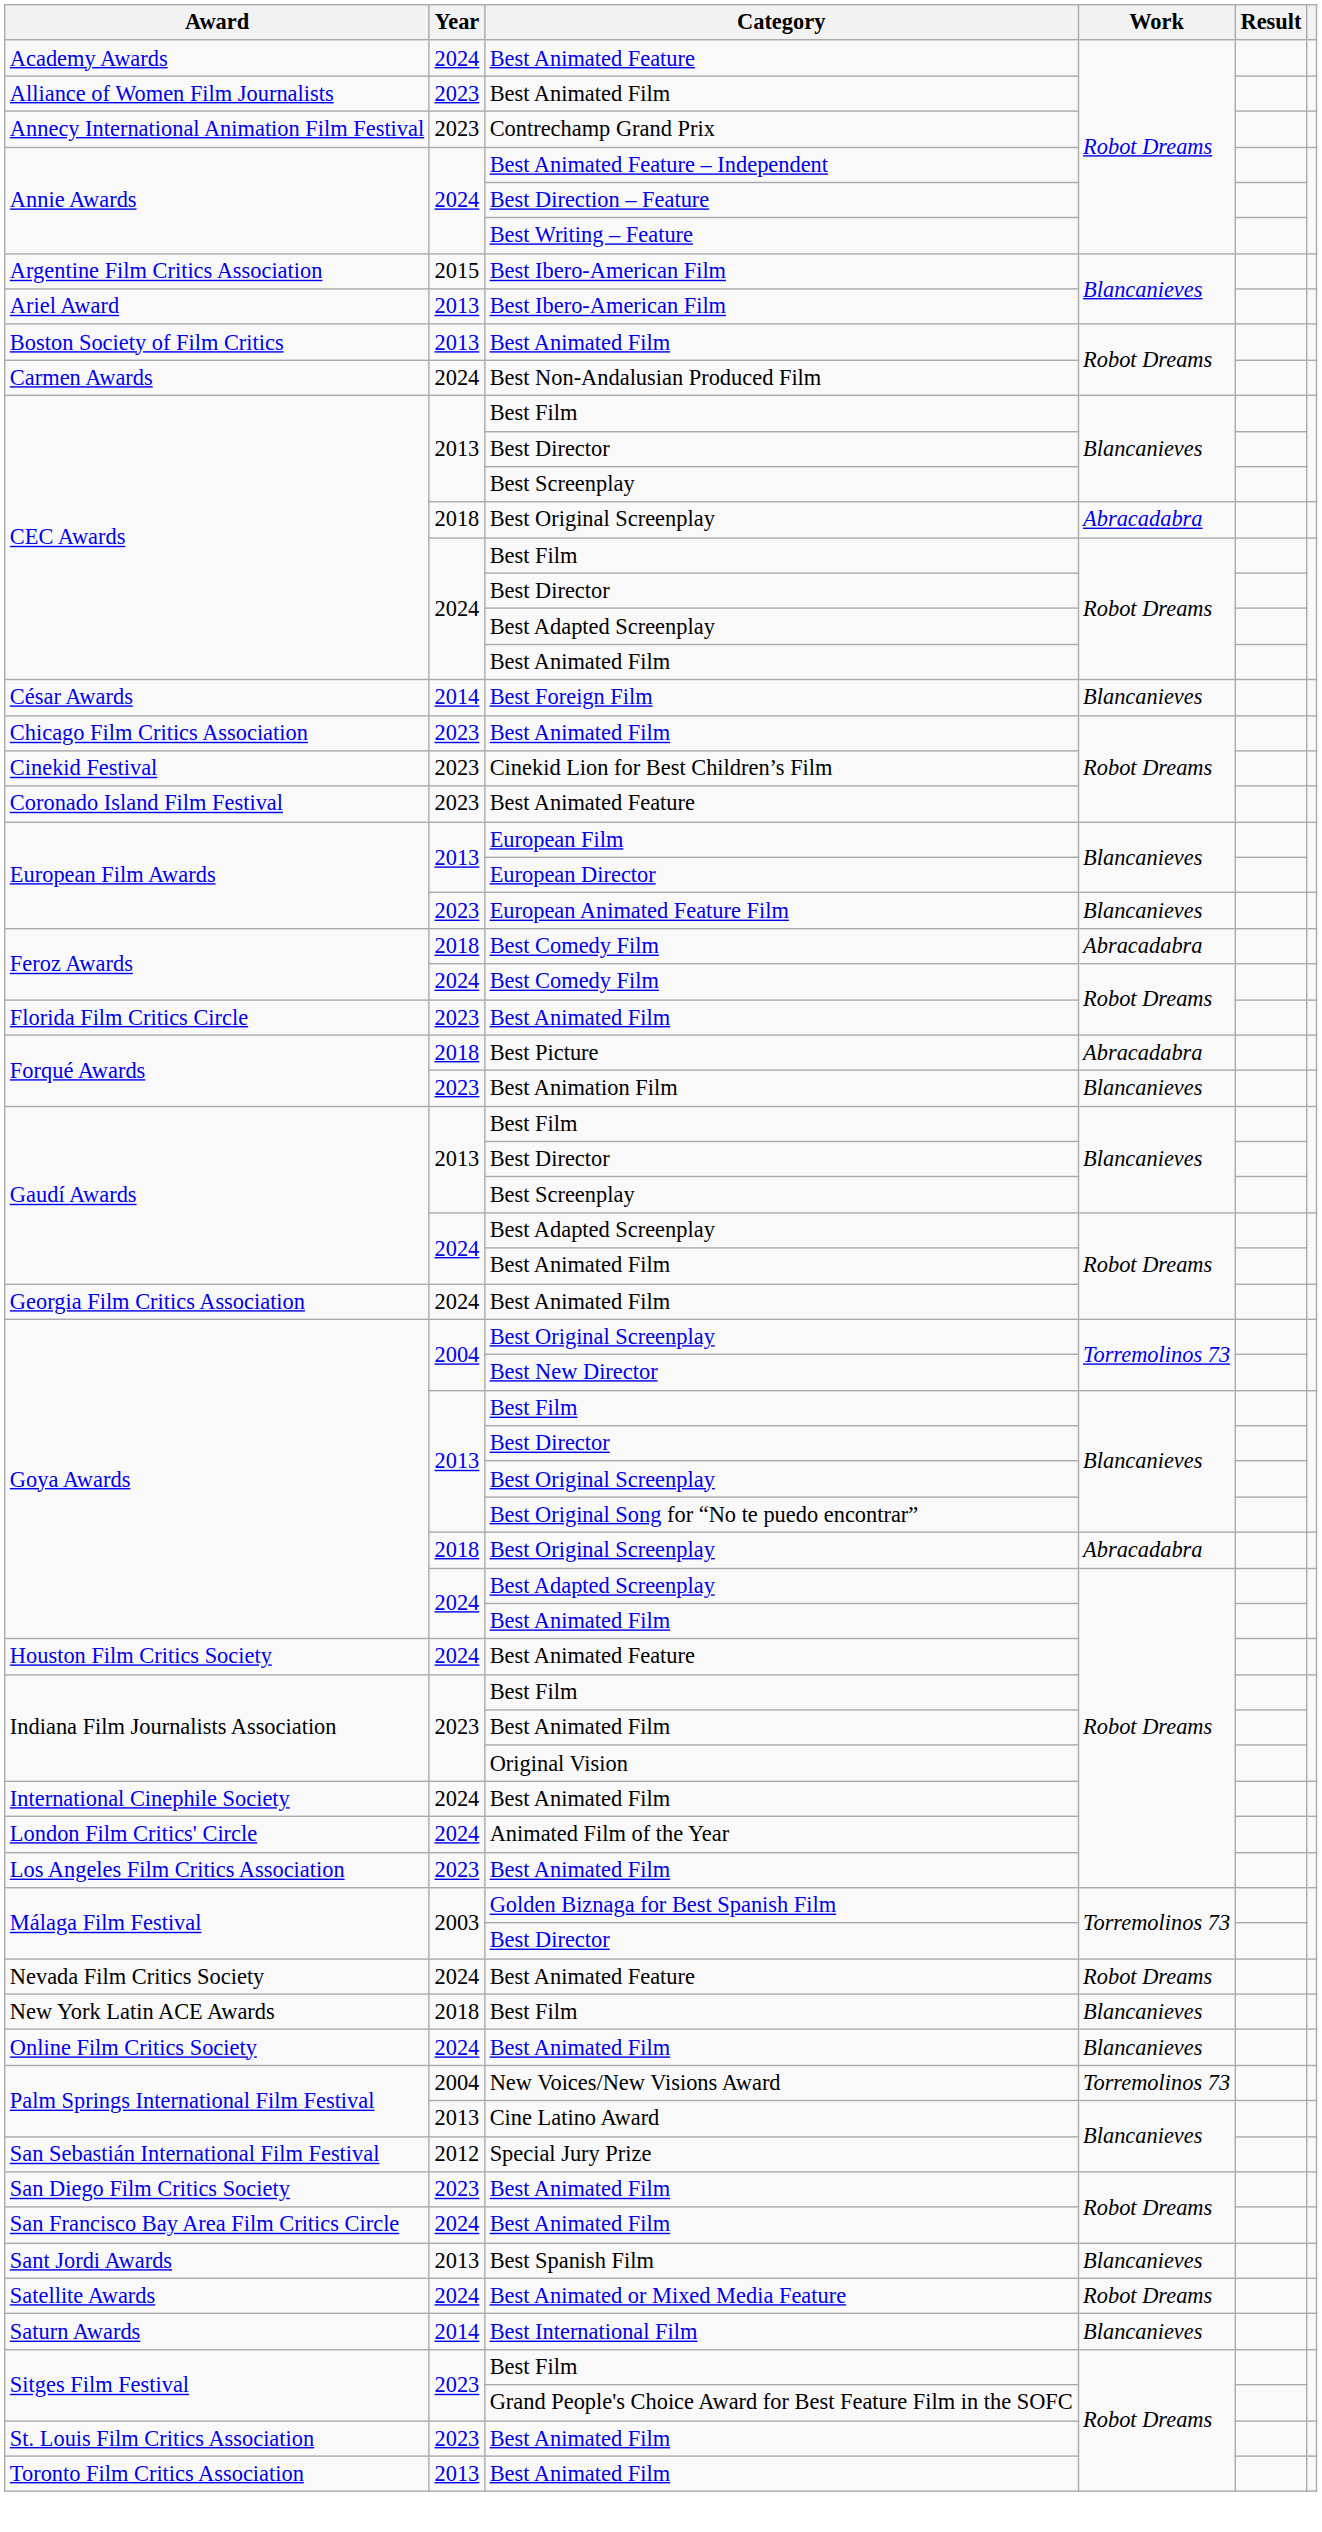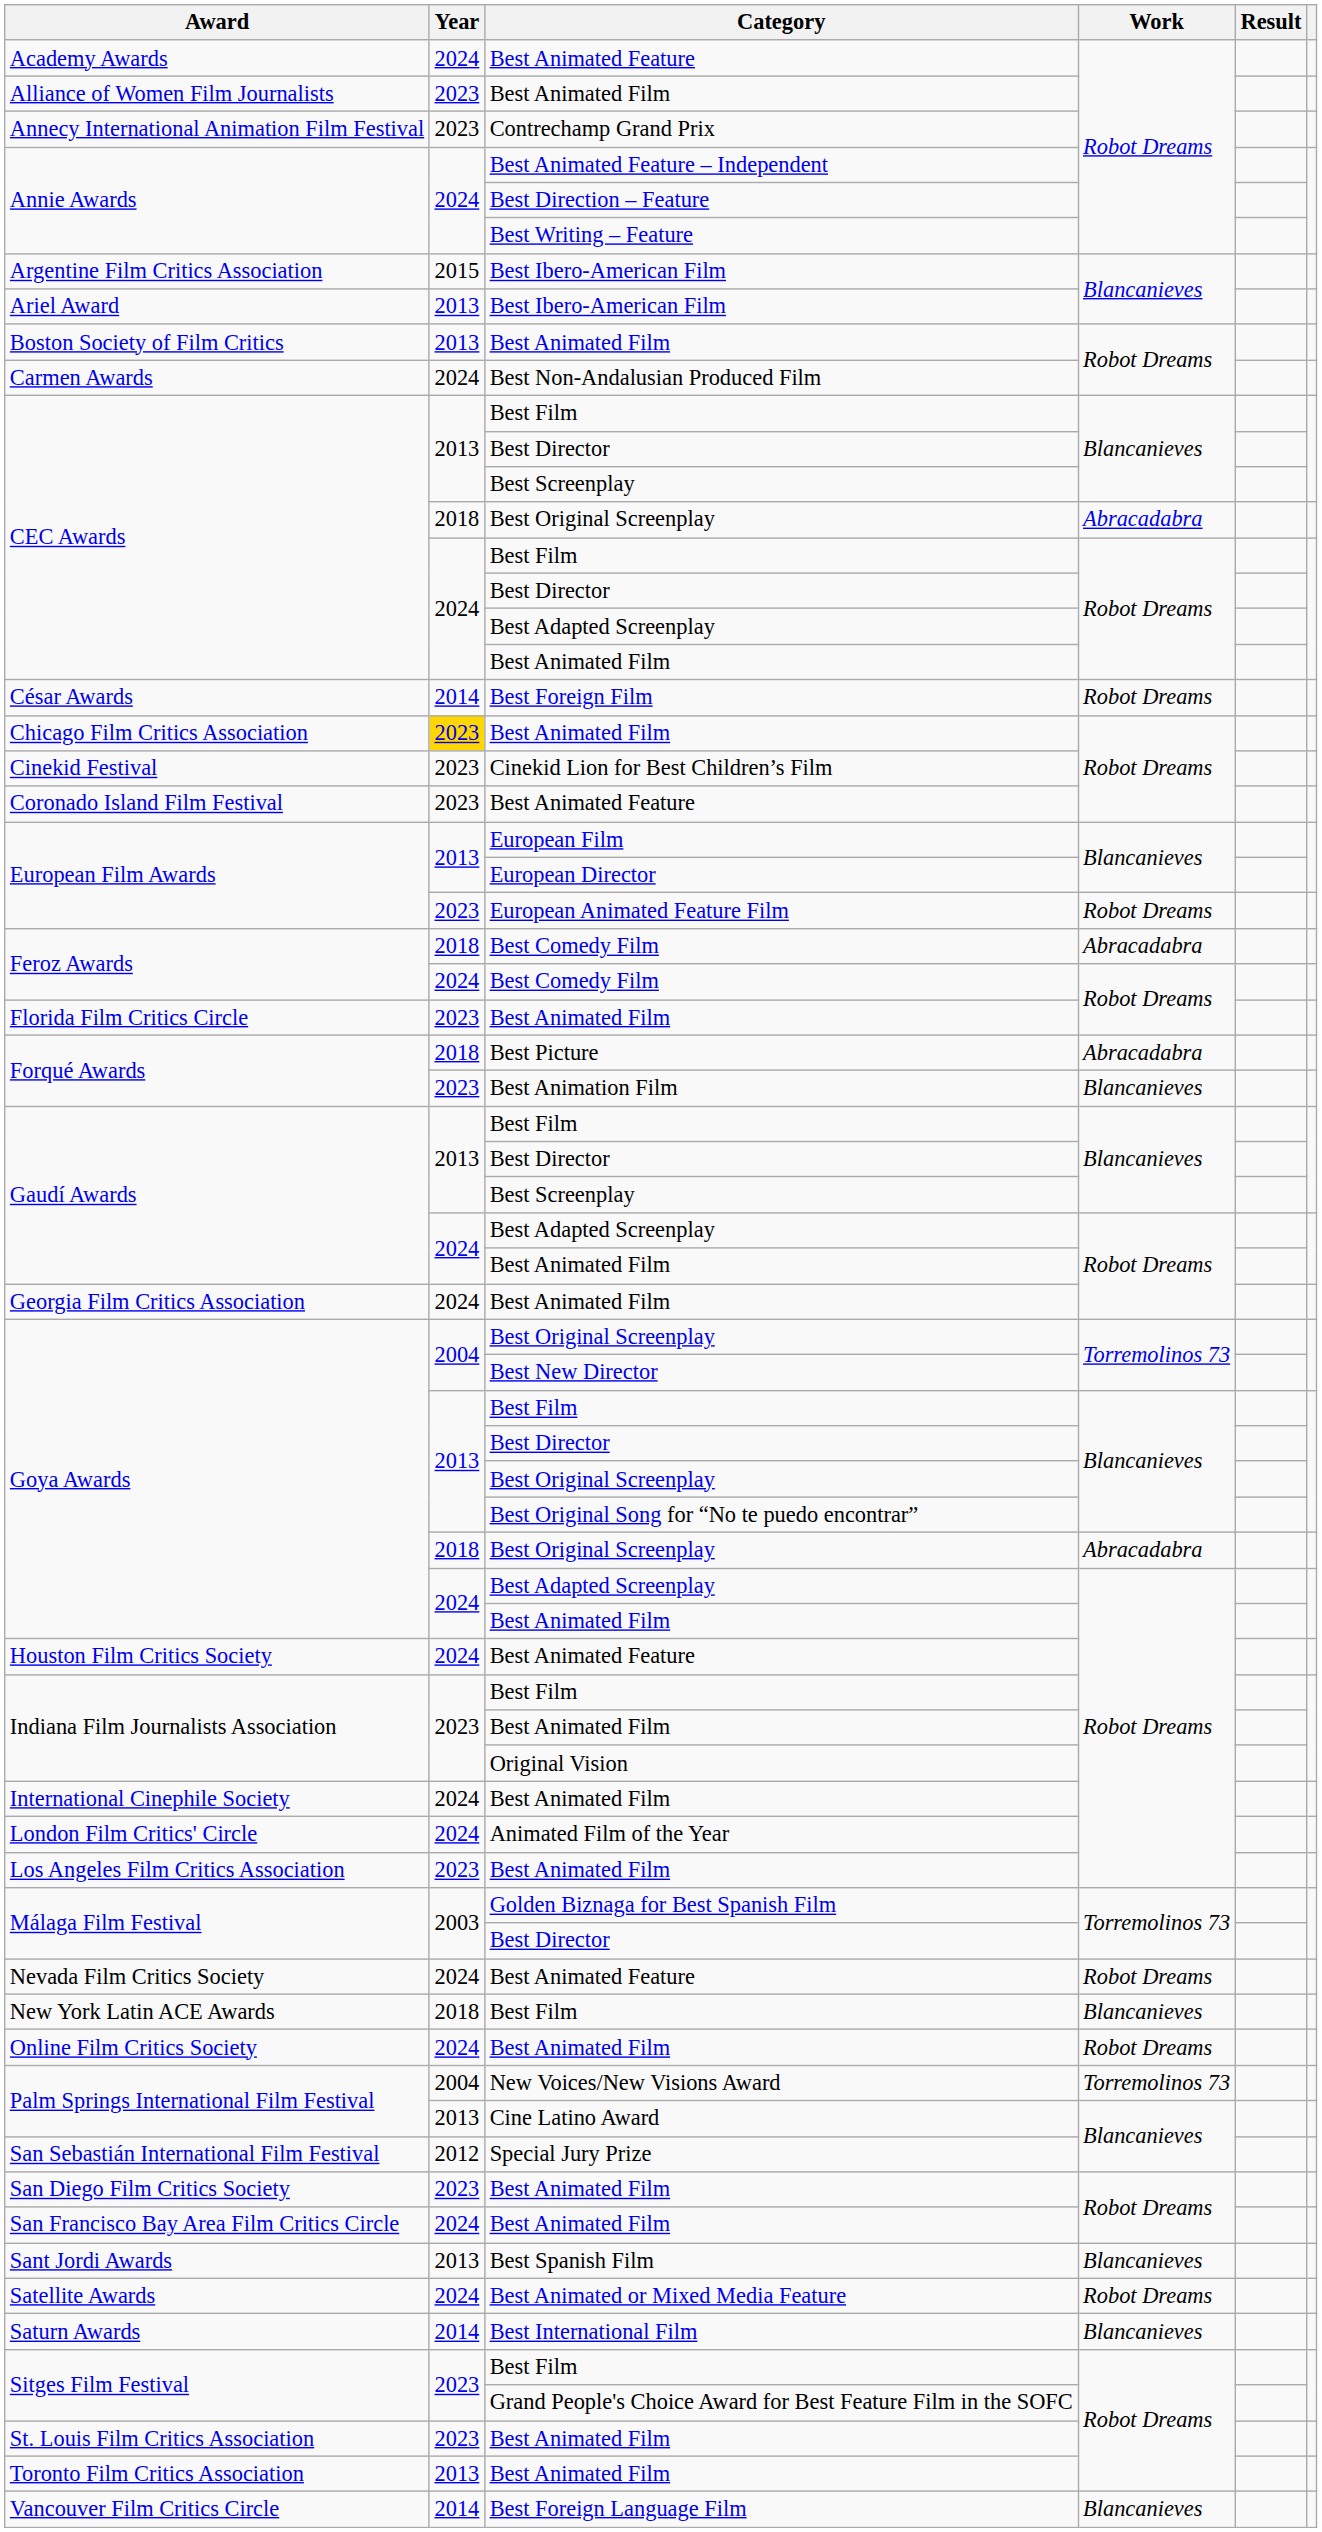(1143, 697) Blancanieves -> (1148, 697) Robot Dreams
(457, 732) no background -> (457, 732) gold background
(1143, 910) Blancanieves -> (1148, 910) Robot Dreams
(1143, 2047) Blancanieves -> (1148, 2047) Robot Dreams
+ row: (145, 2509)
